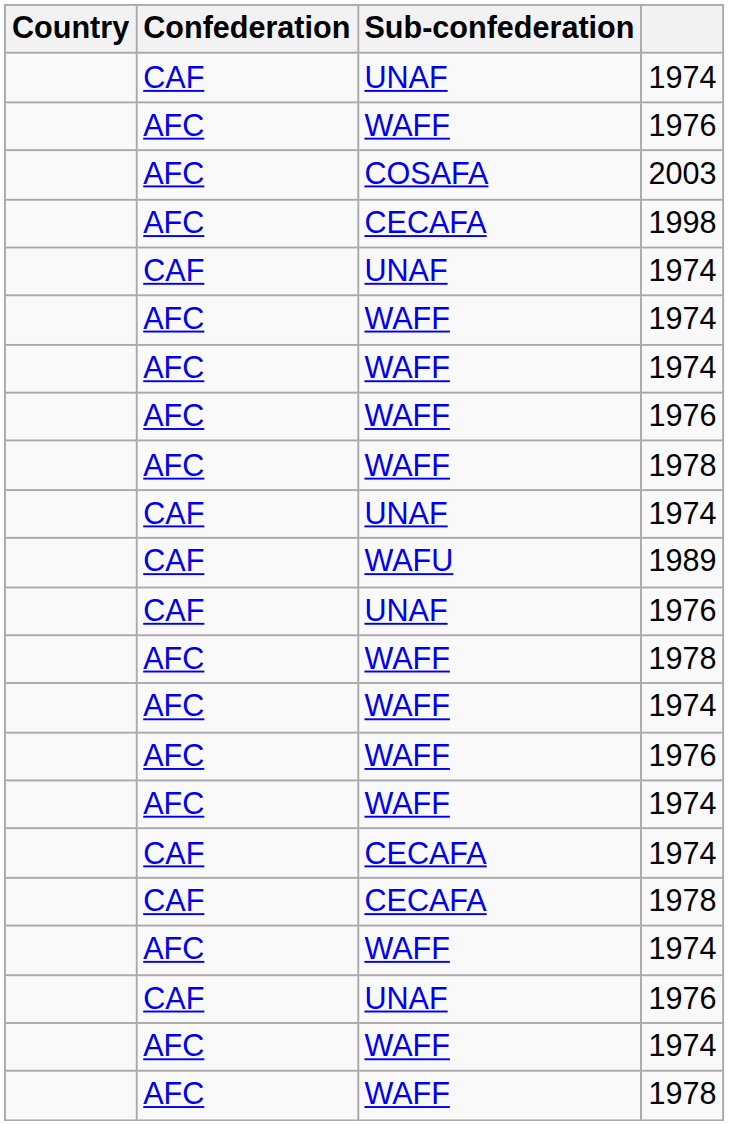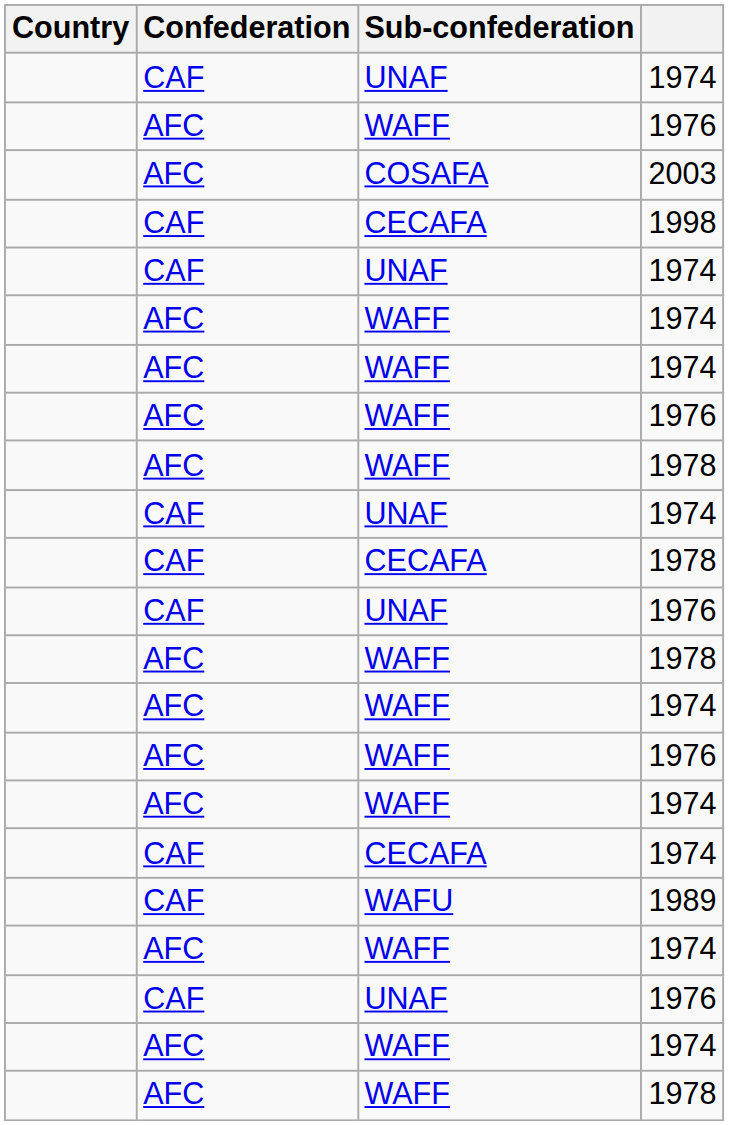(174, 222) AFC -> (174, 222) CAF
rows swapped: (409, 561) <-> (426, 901)
